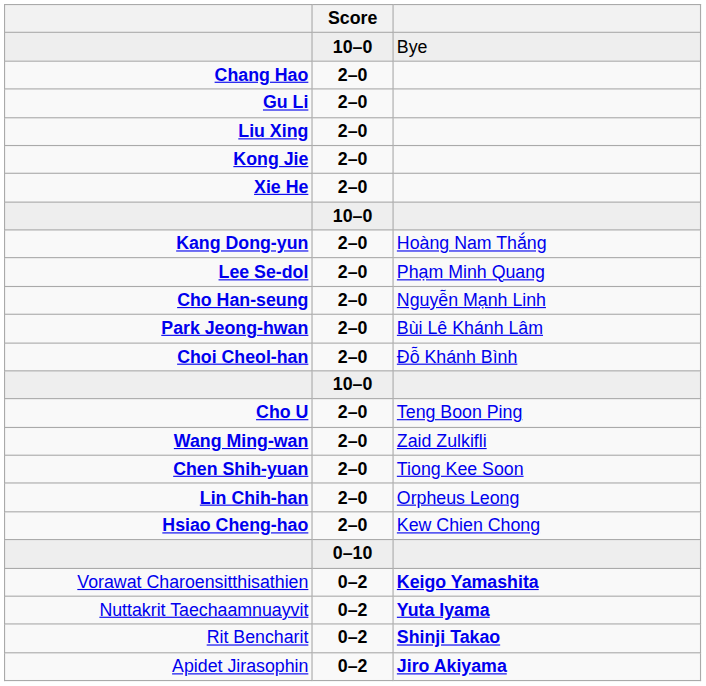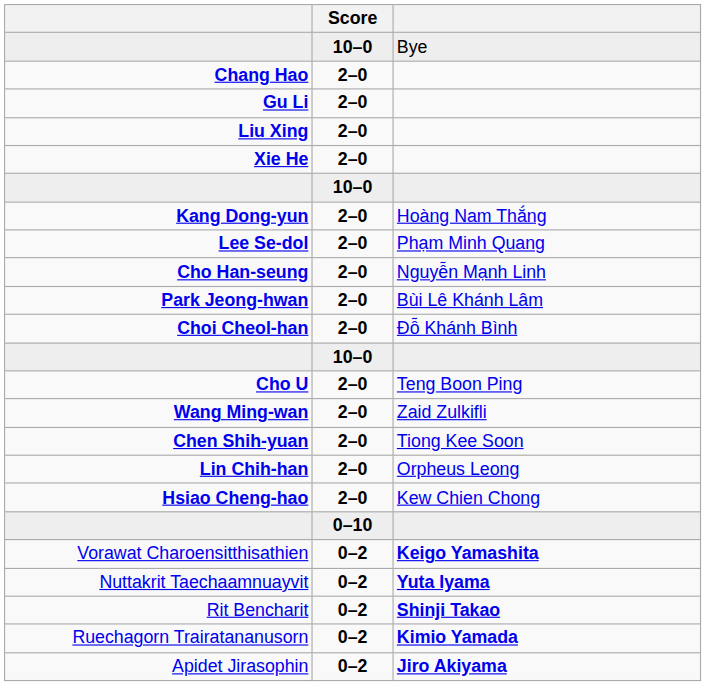- row: (271, 159)
+ row: (190, 638)
